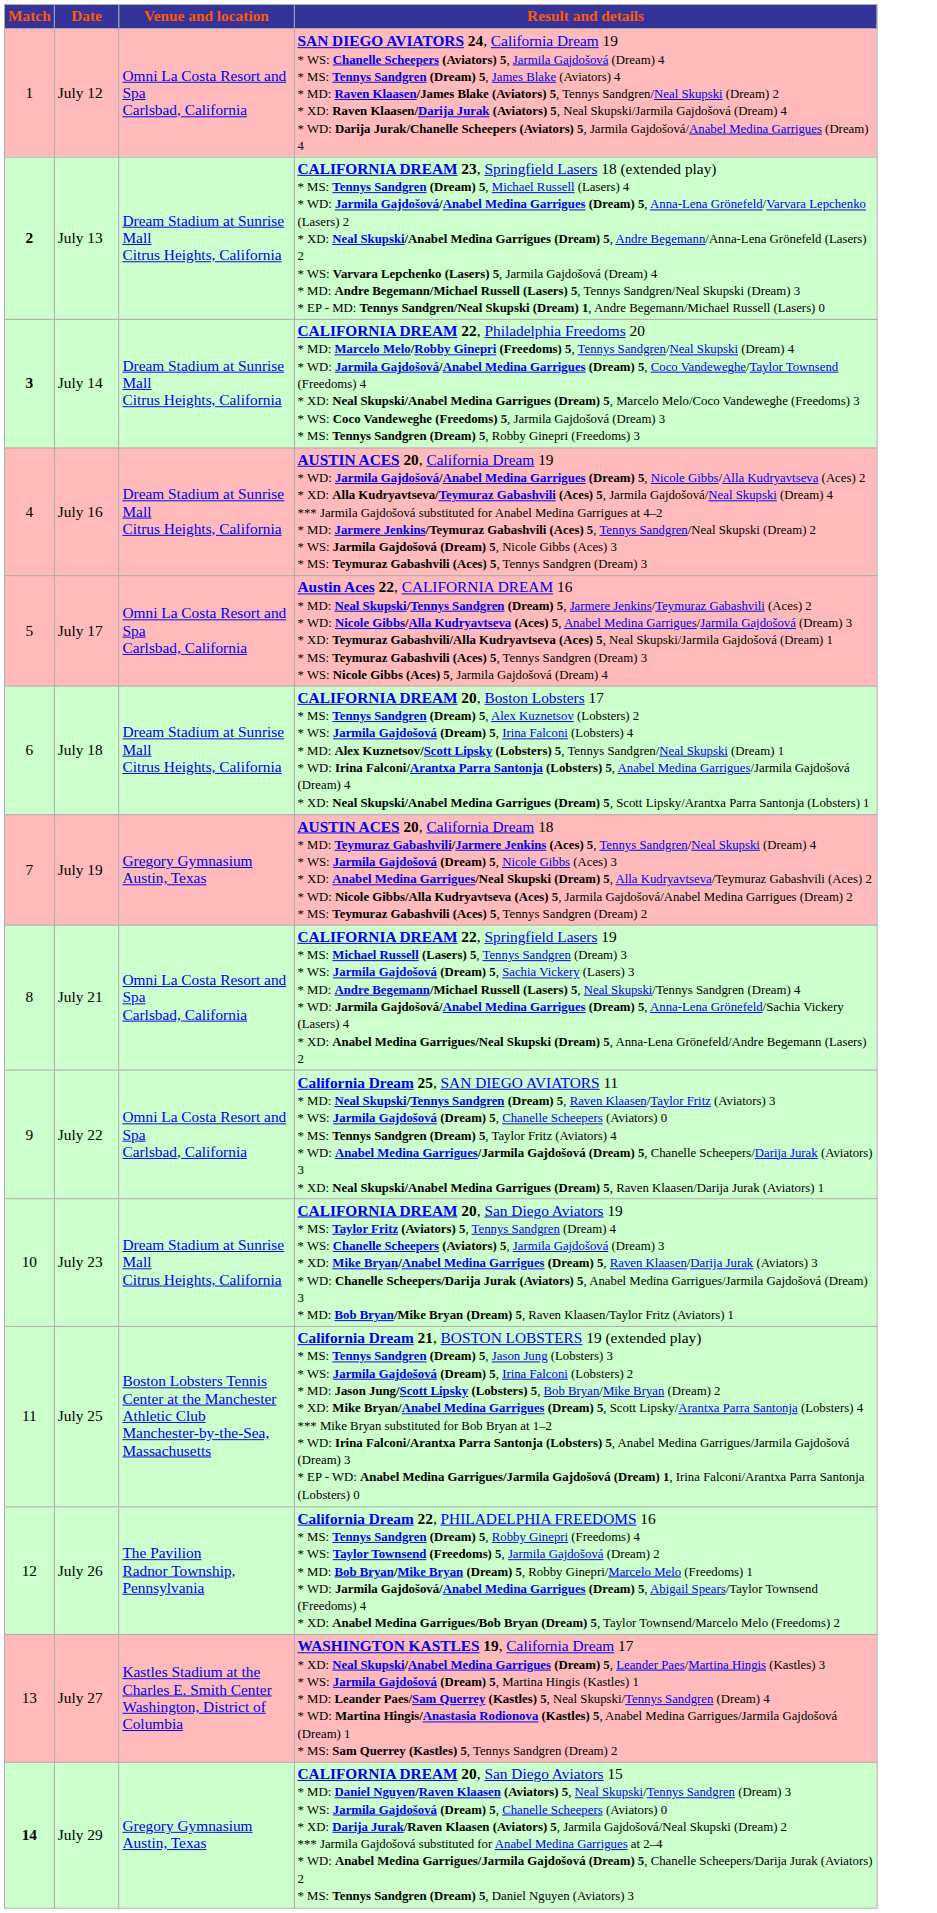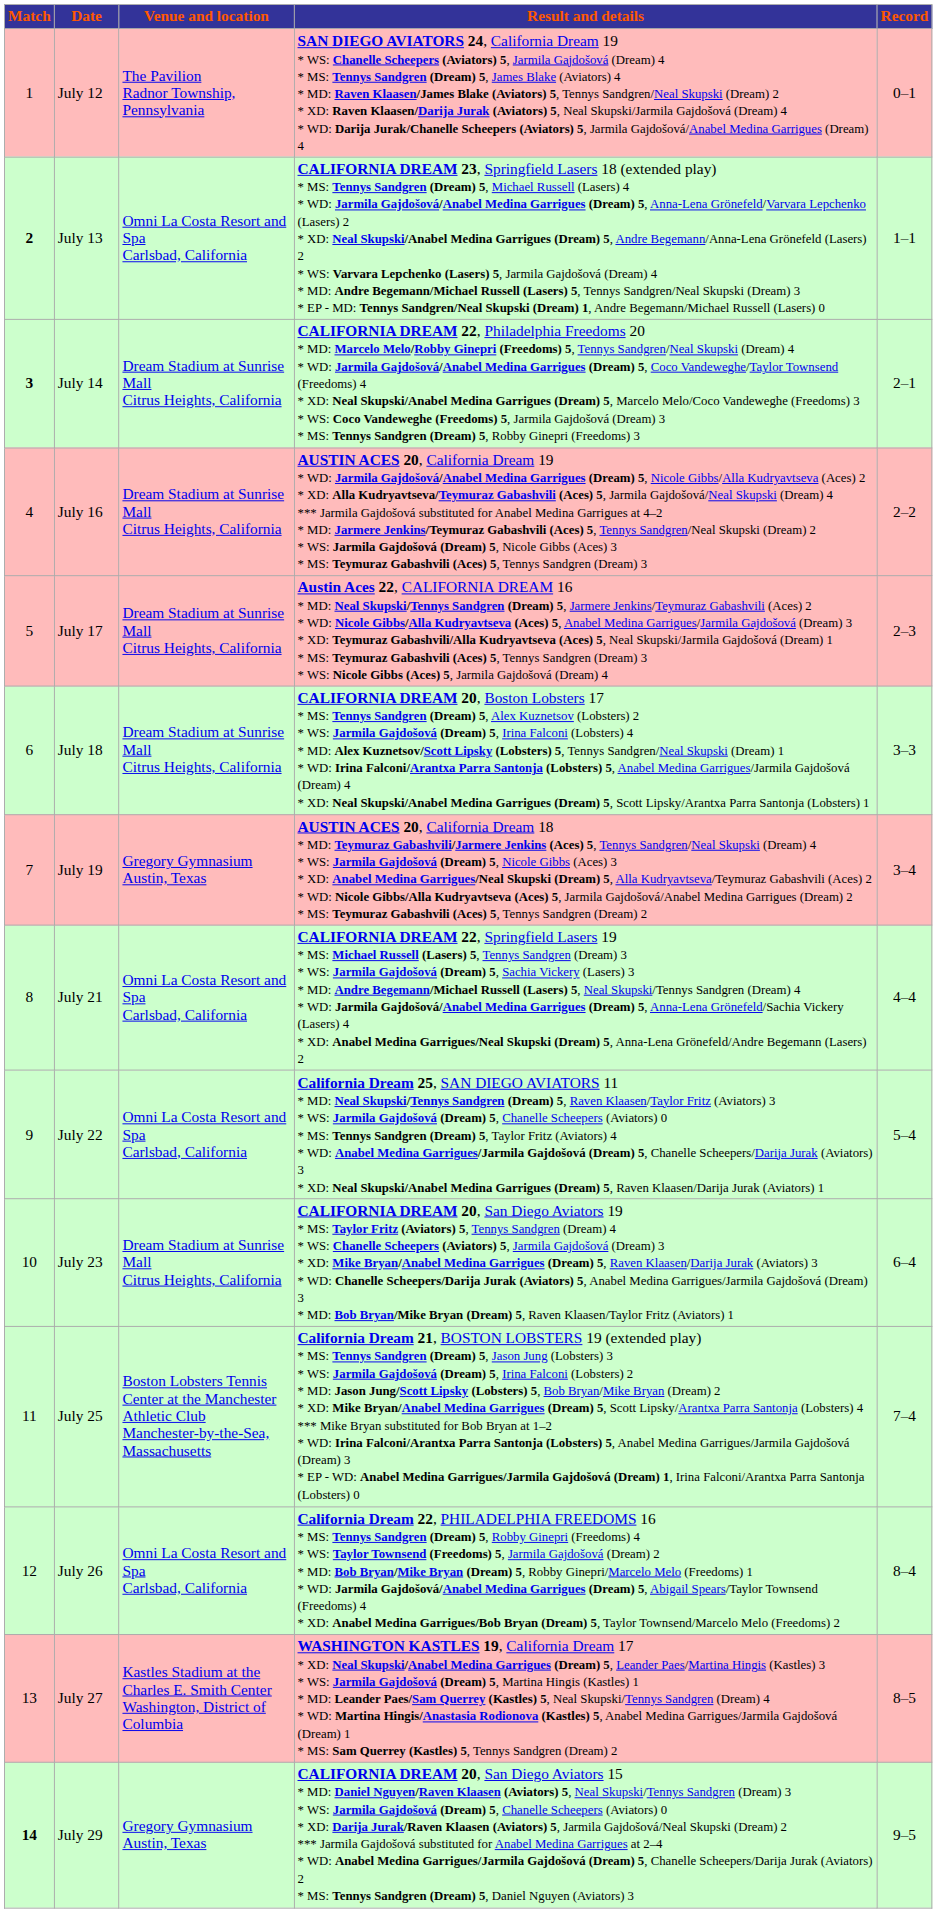+ column: (904, 16)
(204, 92) Omni La Costa Resort and Spa Carlsbad, California -> (179, 92) The Pavilion Radnor Township, Pennsylvania
(203, 238) Dream Stadium at Sunrise Mall Citrus Heights, California -> (204, 238) Omni La Costa Resort and Spa Carlsbad, California
(204, 630) Omni La Costa Resort and Spa Carlsbad, California -> (203, 630) Dream Stadium at Sunrise Mall Citrus Heights, California
(179, 1570) The Pavilion Radnor Township, Pennsylvania -> (204, 1570) Omni La Costa Resort and Spa Carlsbad, California
